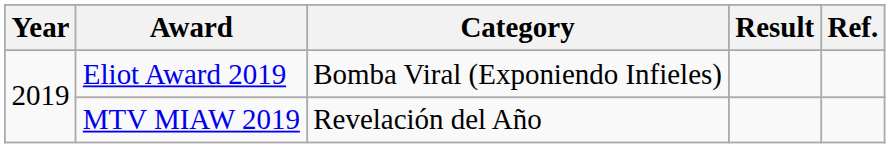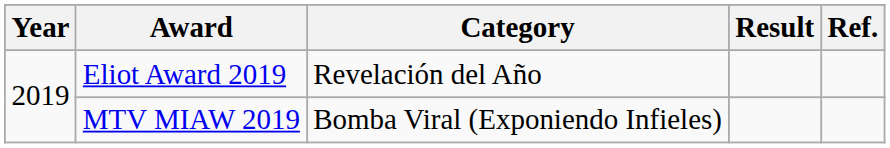(518, 73) Bomba Viral (Exponiendo Infieles) -> (427, 73) Revelación del Año
(427, 119) Revelación del Año -> (518, 119) Bomba Viral (Exponiendo Infieles)
